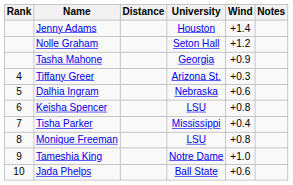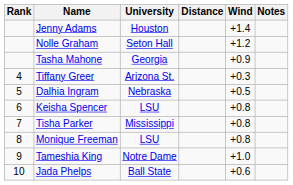columns swapped: (196, 12) <-> (143, 12)
(240, 92) +0.6 -> (240, 92) +0.5
(240, 124) +0.4 -> (240, 124) +0.8
